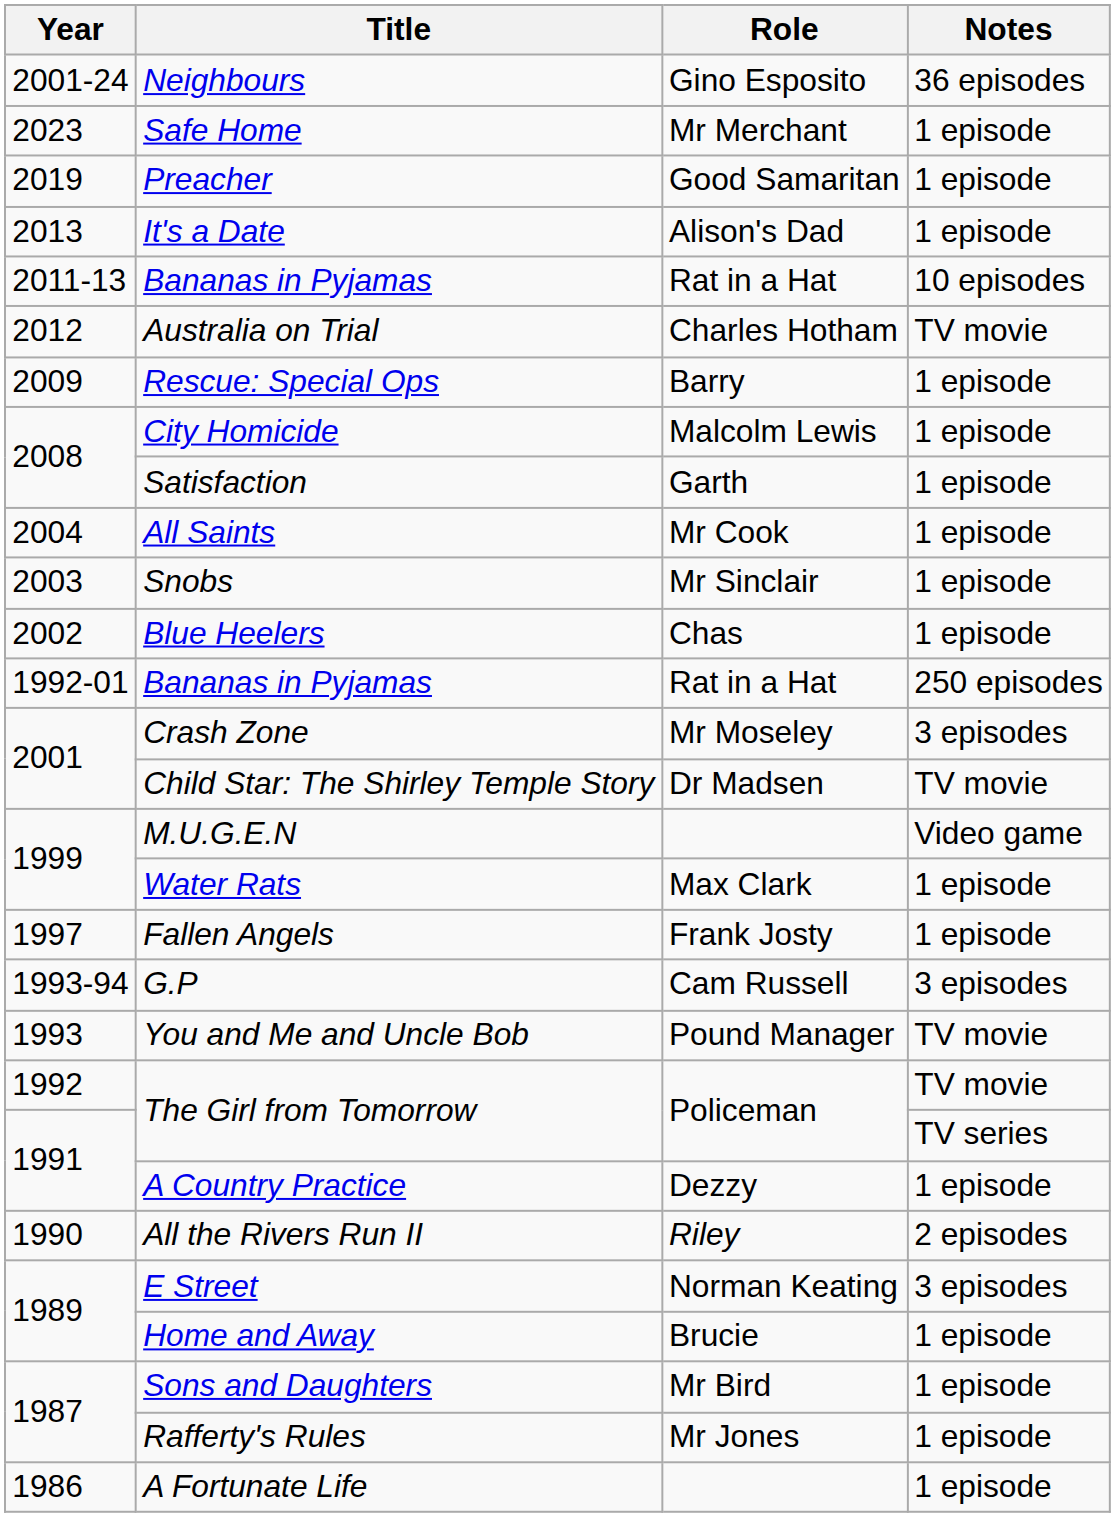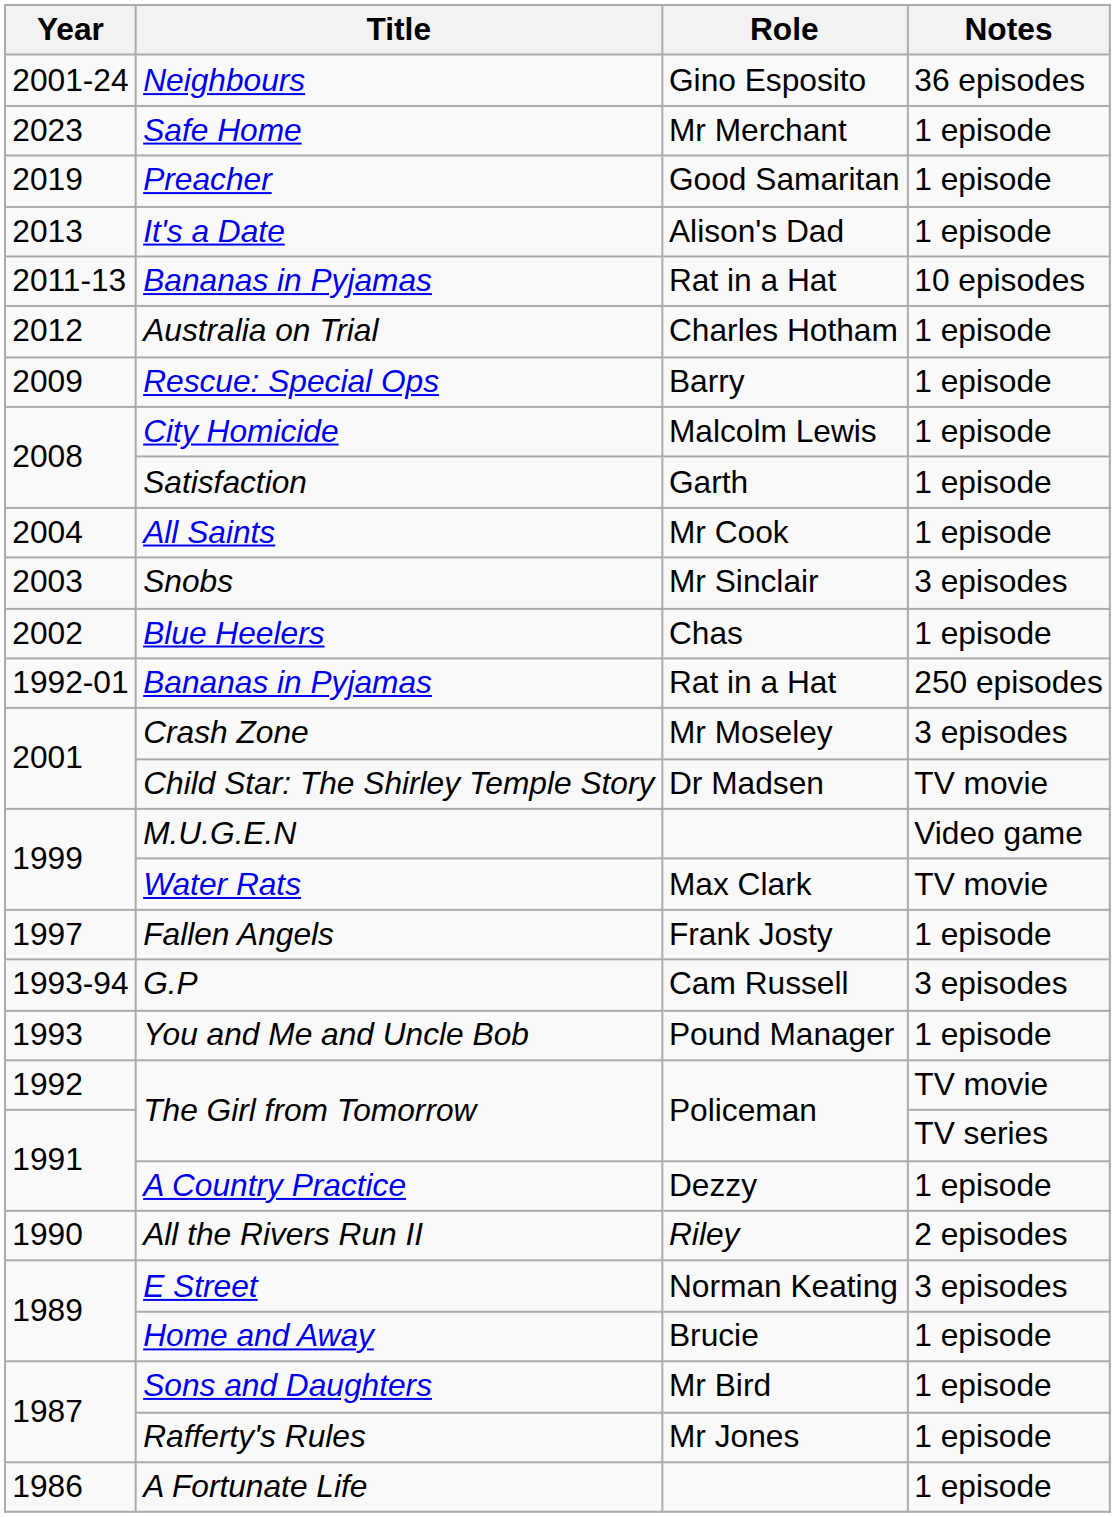(981, 331) TV movie -> (983, 331) 1 episode
(983, 582) 1 episode -> (991, 582) 3 episodes
(983, 883) 1 episode -> (981, 883) TV movie
(981, 1034) TV movie -> (983, 1034) 1 episode
